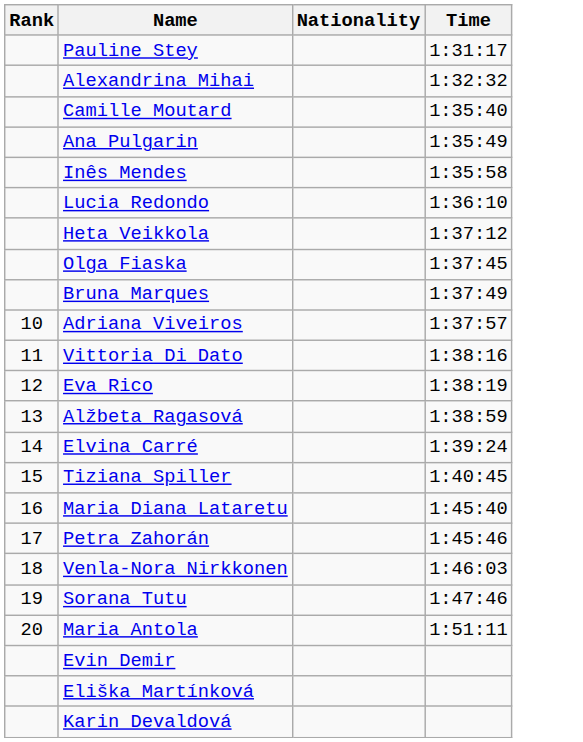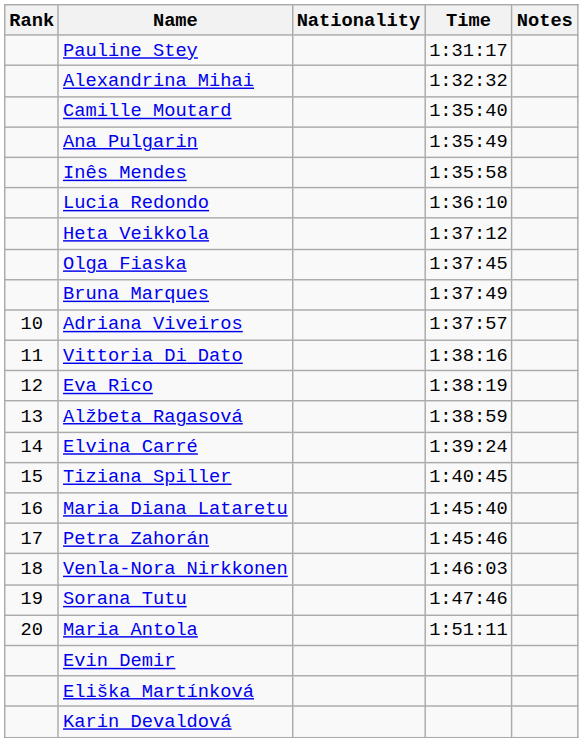+ column: (545, 20)
